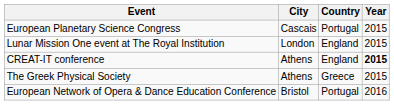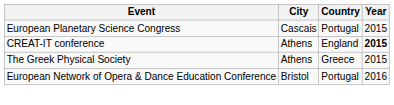- row: (116, 44)
